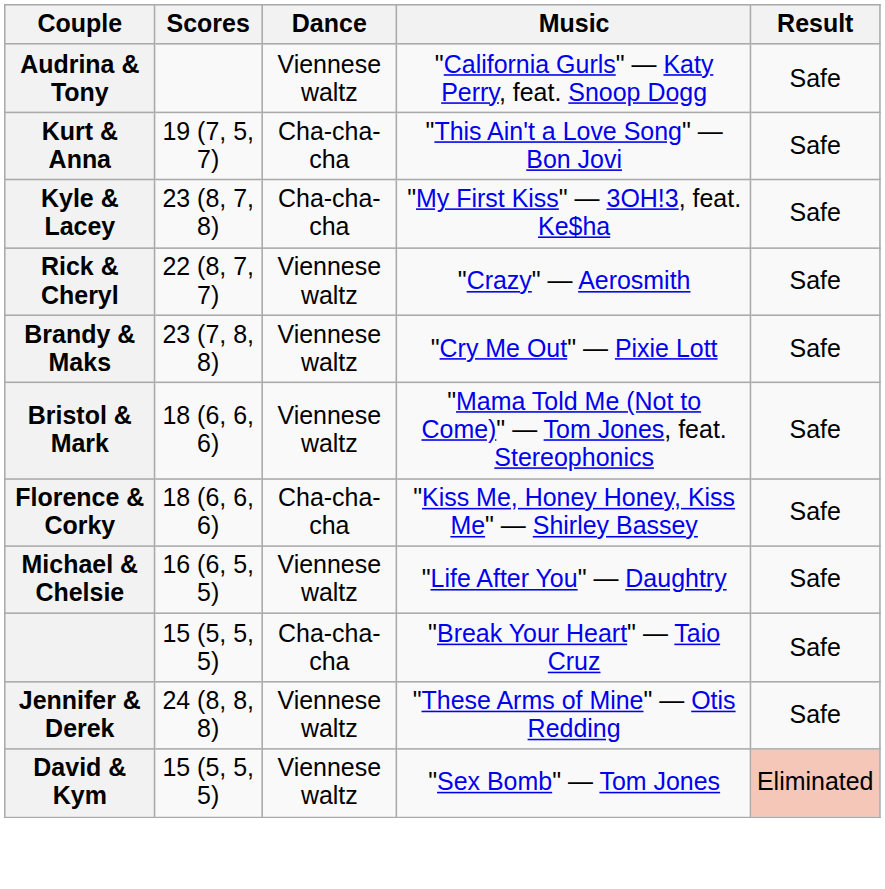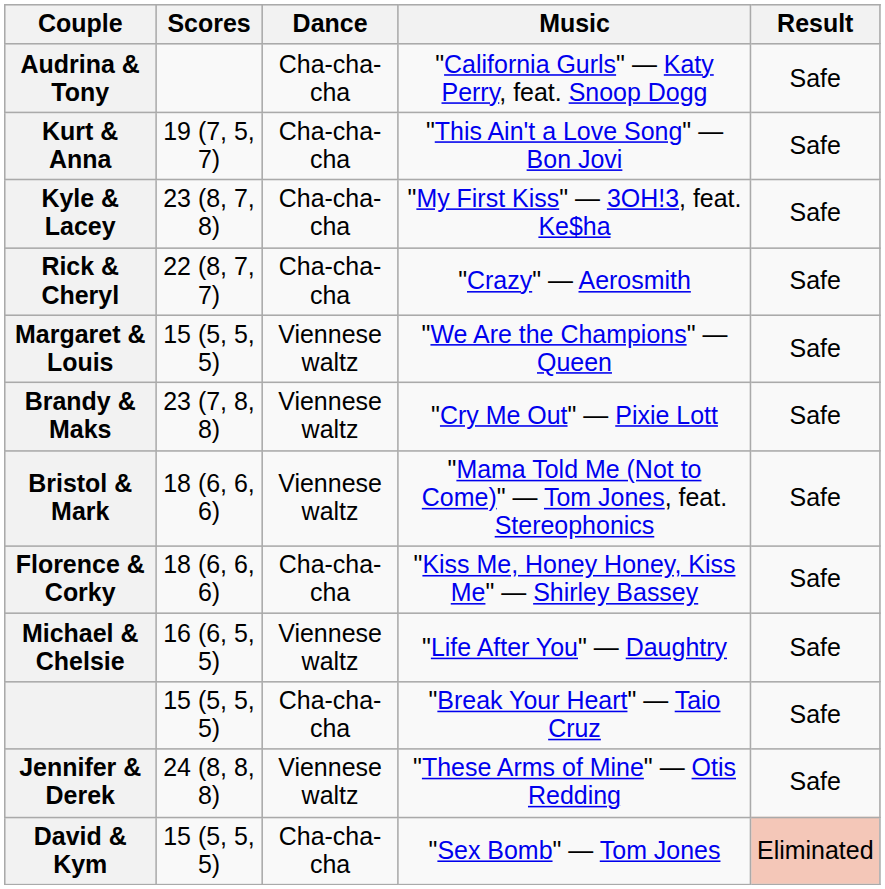(329, 77) Viennese waltz -> (330, 77) Cha-cha-cha
(329, 280) Viennese waltz -> (330, 280) Cha-cha-cha
+ row: (80, 348)
(329, 782) Viennese waltz -> (330, 850) Cha-cha-cha
